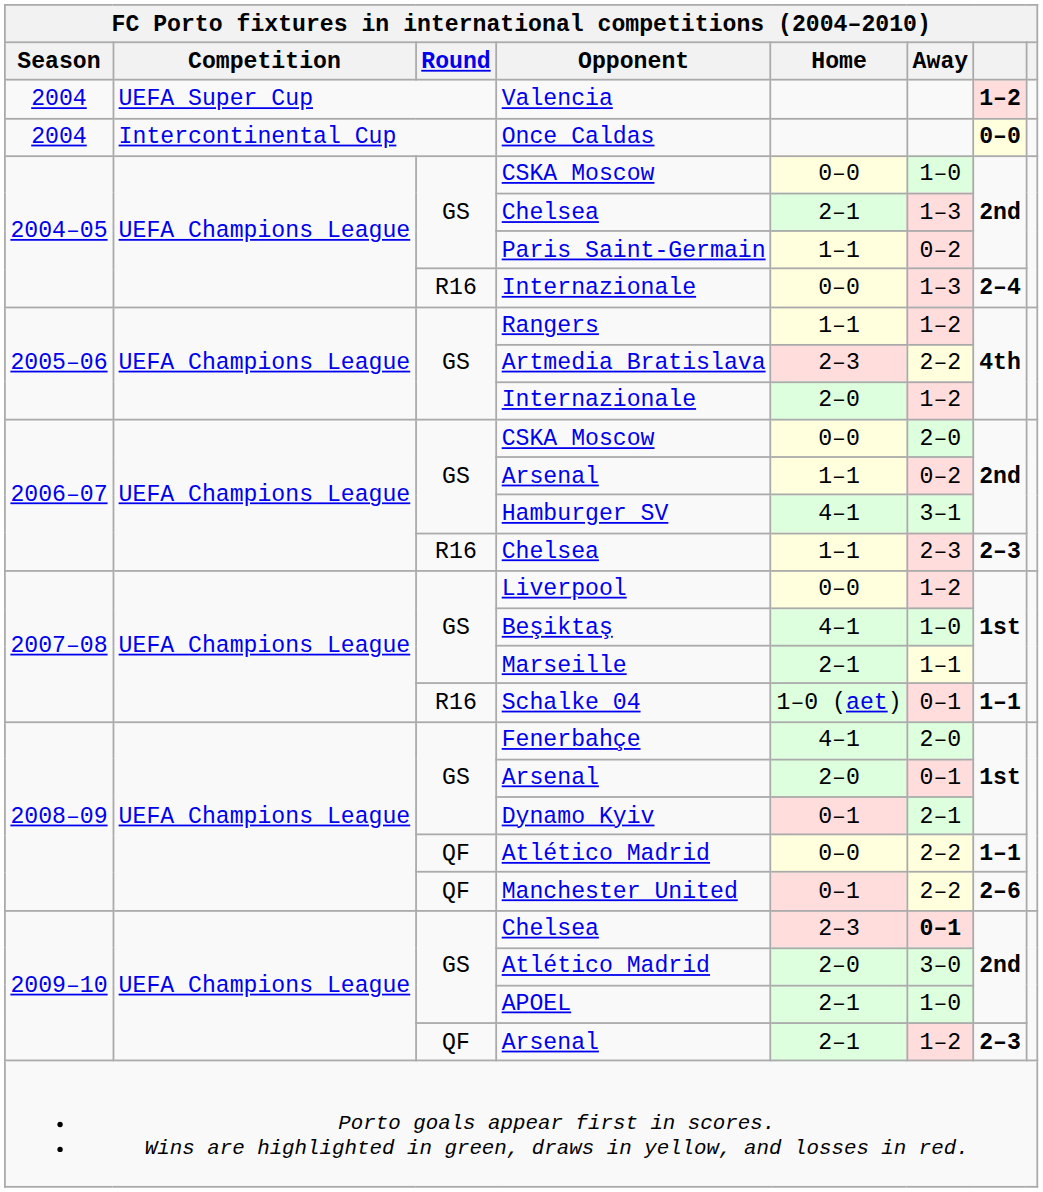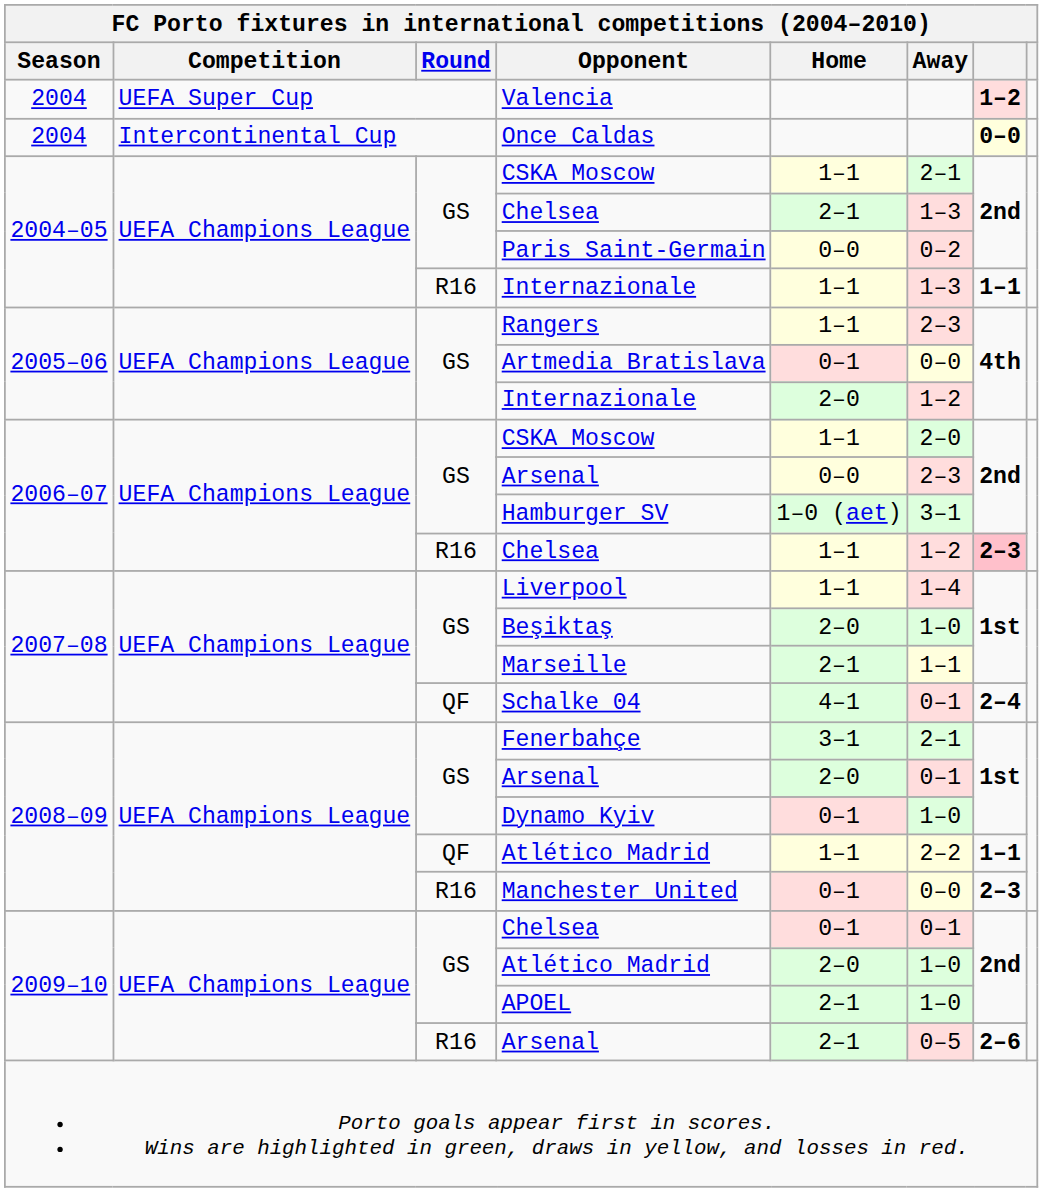(839, 175) 0–0 -> (839, 175) 1–1
(940, 175) 1–0 -> (940, 175) 2–1
(839, 250) 1–1 -> (839, 250) 0–0
(839, 288) 0–0 -> (839, 288) 1–1
(1000, 288) 2–4 -> (1000, 288) 1–1
(940, 325) 1–2 -> (940, 325) 2–3
(839, 363) 2–3 -> (839, 363) 0–1
(940, 363) 2–2 -> (940, 363) 0–0
(839, 439) 0–0 -> (839, 439) 1–1
(839, 476) 1–1 -> (839, 476) 0–0
(940, 476) 0–2 -> (940, 476) 2–3
(839, 514) 4–1 -> (839, 514) 1–0 (aet)
(940, 552) 2–3 -> (940, 552) 1–2
(1000, 552) no background -> (1000, 552) pink background
(839, 589) 0–0 -> (839, 589) 1–1
(940, 589) 1–2 -> (940, 589) 1–4
(839, 627) 4–1 -> (839, 627) 2–0
(456, 703) R16 -> (456, 703) QF
(839, 703) 1–0 (aet) -> (839, 703) 4–1
(1000, 703) 1–1 -> (1000, 703) 2–4
(839, 740) 4–1 -> (839, 740) 3–1
(940, 740) 2–0 -> (940, 740) 2–1
(940, 816) 2–1 -> (940, 816) 1–0
(839, 853) 0–0 -> (839, 853) 1–1
(456, 891) QF -> (456, 891) R16
(940, 891) 2–2 -> (940, 891) 0–0
(1000, 891) 2–6 -> (1000, 891) 2–3
(839, 929) 2–3 -> (839, 929) 0–1
(940, 929) bold -> (940, 929) normal
(940, 967) 3–0 -> (940, 967) 1–0
(456, 1042) QF -> (456, 1042) R16
(940, 1042) 1–2 -> (940, 1042) 0–5
(1000, 1042) 2–3 -> (1000, 1042) 2–6
